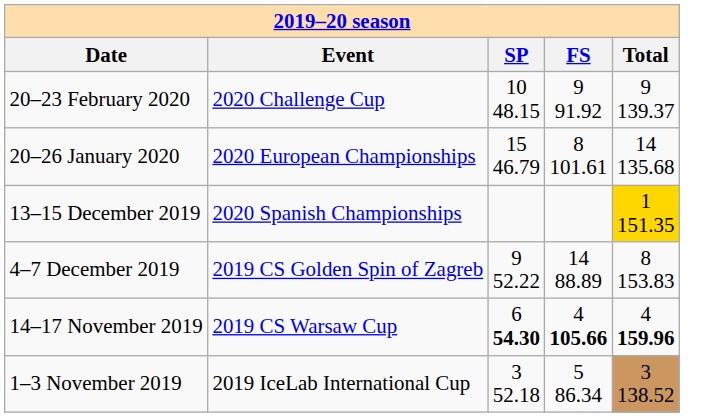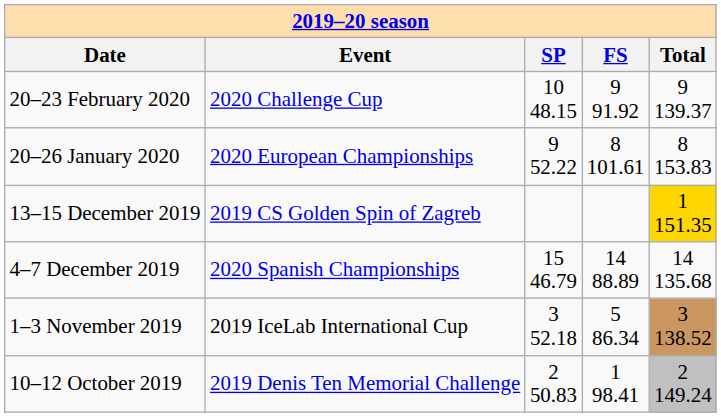(516, 156) 15 46.79 -> (553, 156) 9 52.22
(646, 156) 14 135.68 -> (683, 156) 8 153.83
(337, 213) 2020 Spanish Championships -> (345, 213) 2019 CS Golden Spin of Zagreb
(348, 269) 2019 CS Golden Spin of Zagreb -> (335, 269) 2020 Spanish Championships
(516, 269) 9 52.22 -> (553, 269) 15 46.79
(646, 269) 8 153.83 -> (683, 269) 14 135.68
- row: (106, 326)
+ row: (96, 383)
